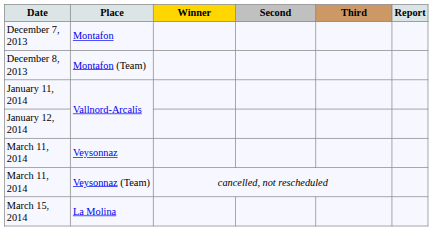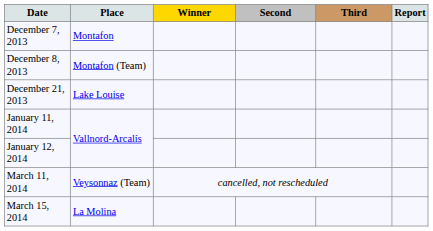+ row: (36, 94)
- row: (28, 153)
